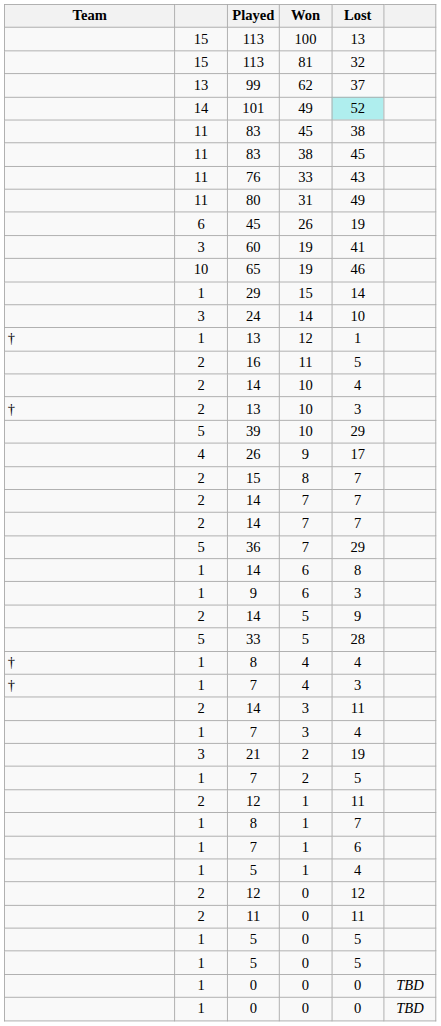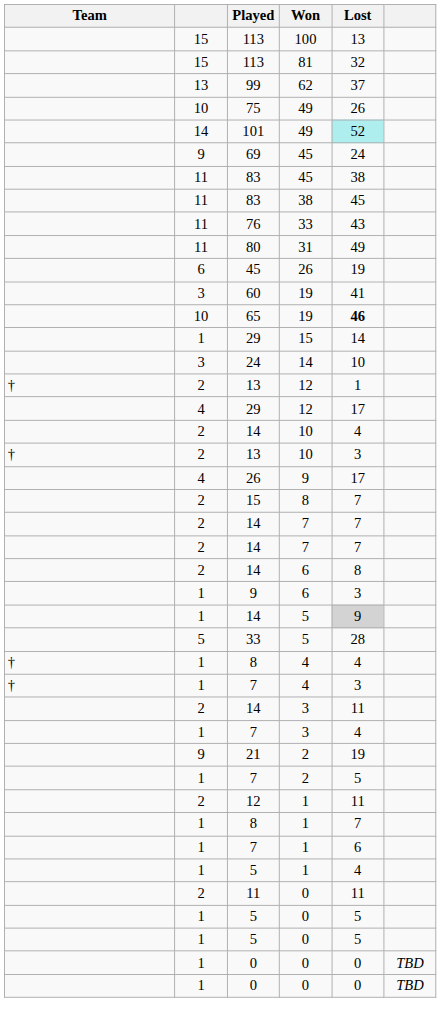+ row: (253, 108)
+ row: (253, 154)
(358, 270) normal -> (358, 316) bold
(201, 339) 1 -> (201, 385) 2
+ row: (253, 408)
- row: (253, 362)
- row: (253, 431)
- row: (253, 547)
(201, 570) 1 -> (201, 570) 2
(201, 616) 2 -> (201, 616) 1
(358, 616) no background -> (358, 616) lightgrey background
(201, 754) 3 -> (201, 754) 9
- row: (253, 893)
